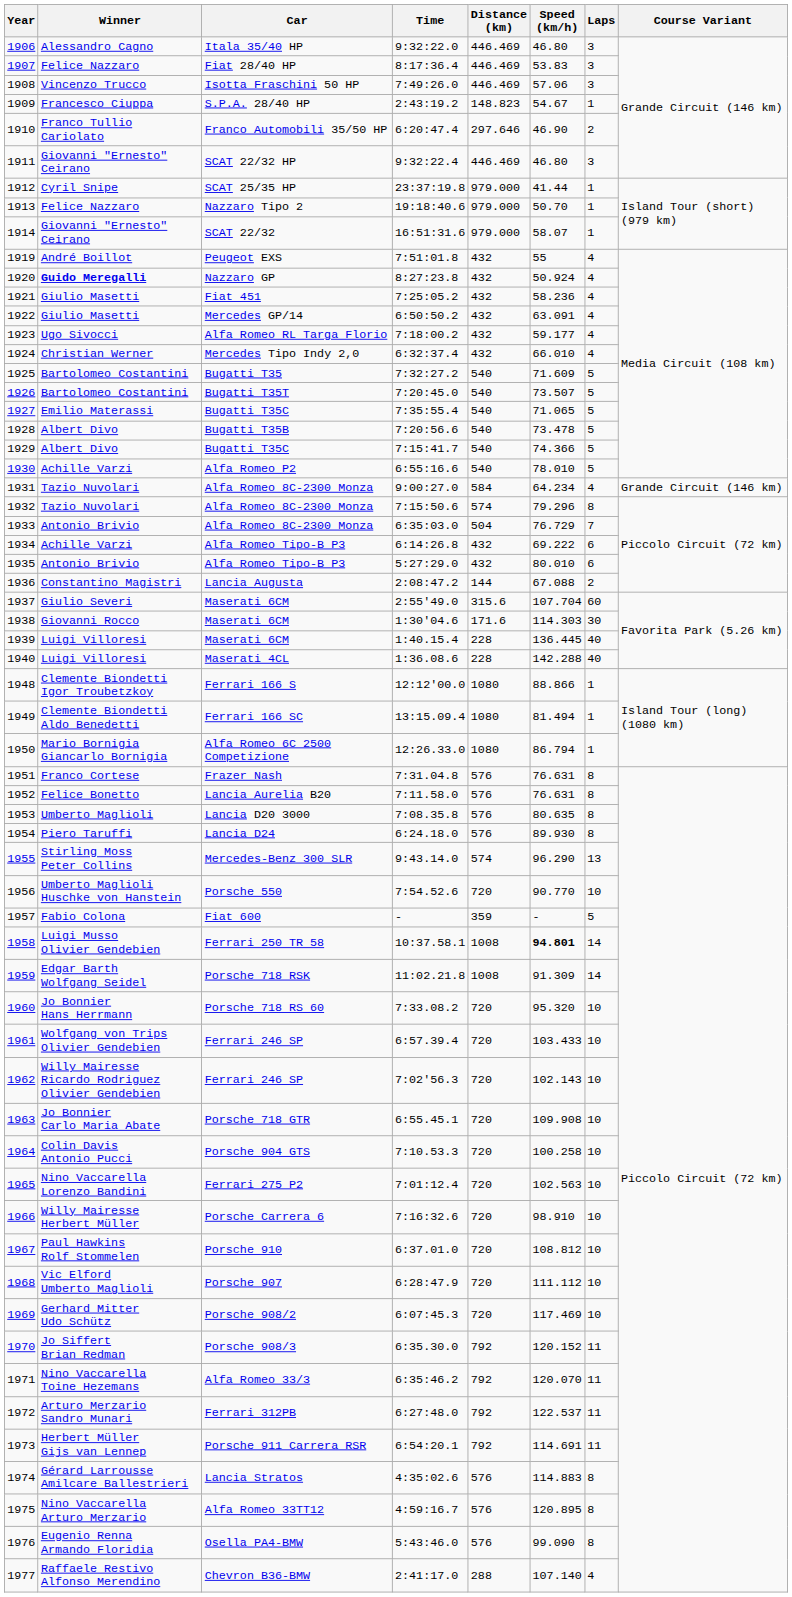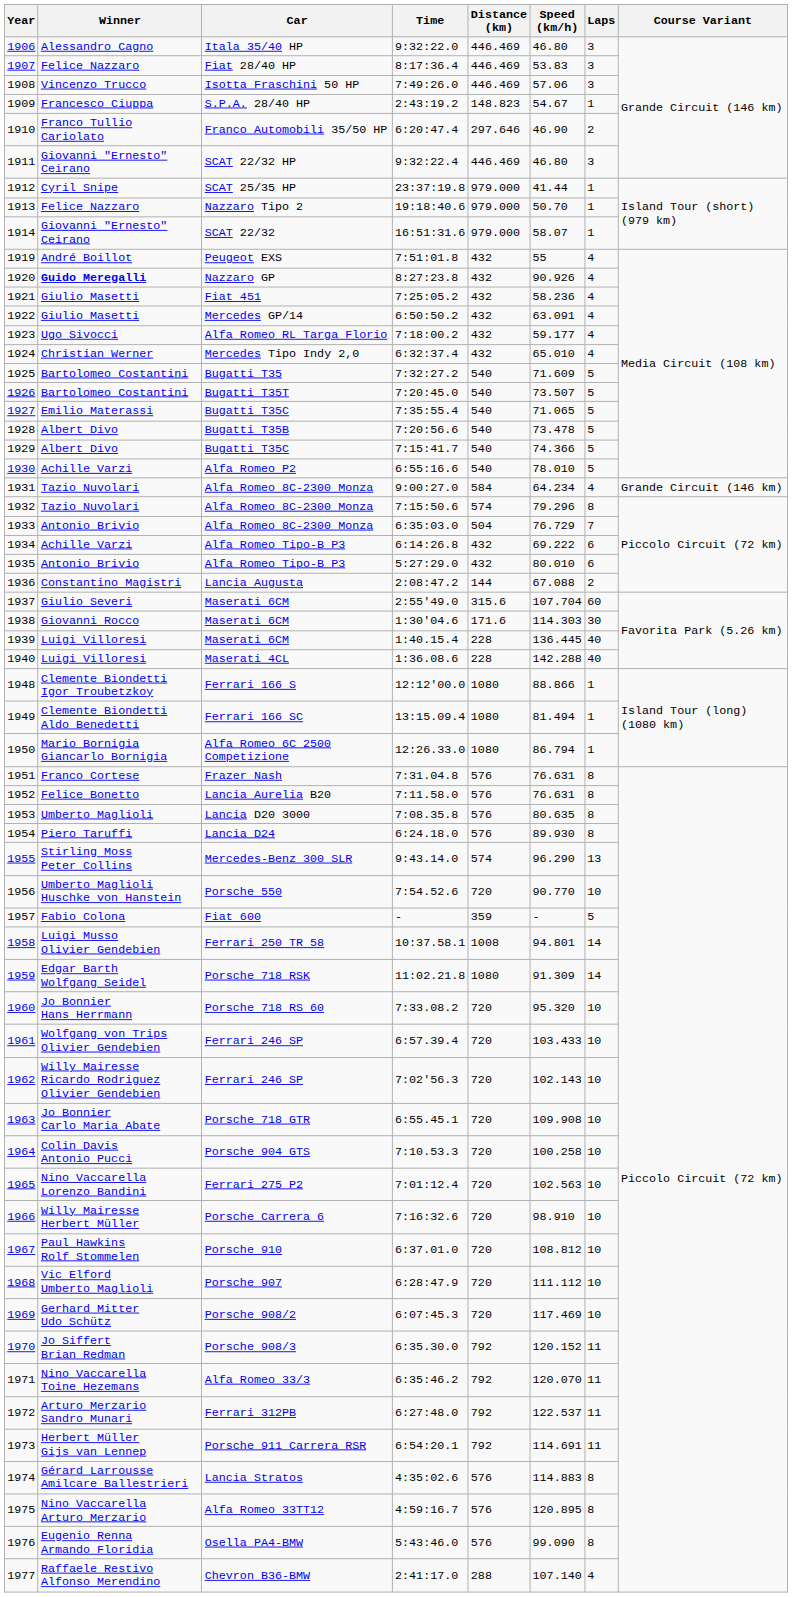(554, 278) 50.924 -> (554, 278) 90.926
(554, 354) 66.010 -> (554, 354) 65.010
(554, 943) bold -> (554, 943) normal
(485, 976) 1008 -> (485, 976) 1080
